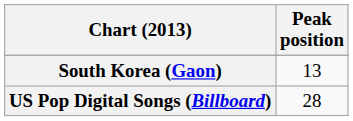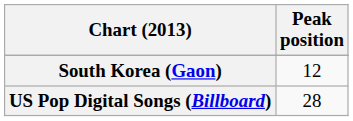(312, 70) 13 -> (312, 70) 12
